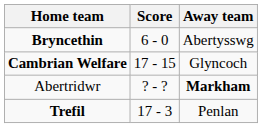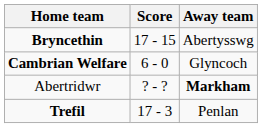(155, 39) 6 - 0 -> (155, 39) 17 - 15
(155, 63) 17 - 15 -> (155, 63) 6 - 0
